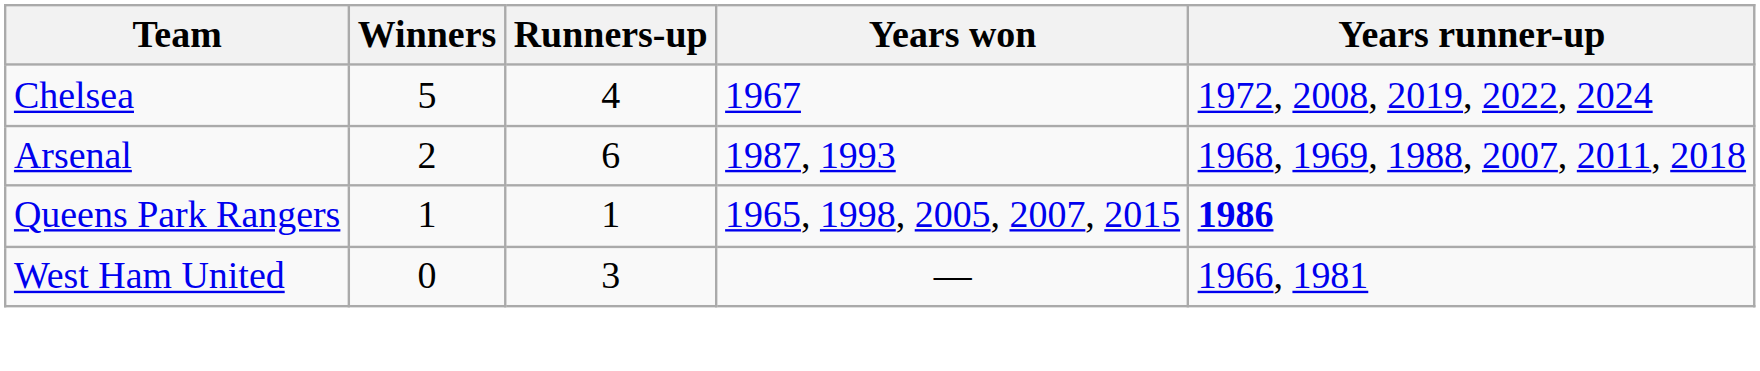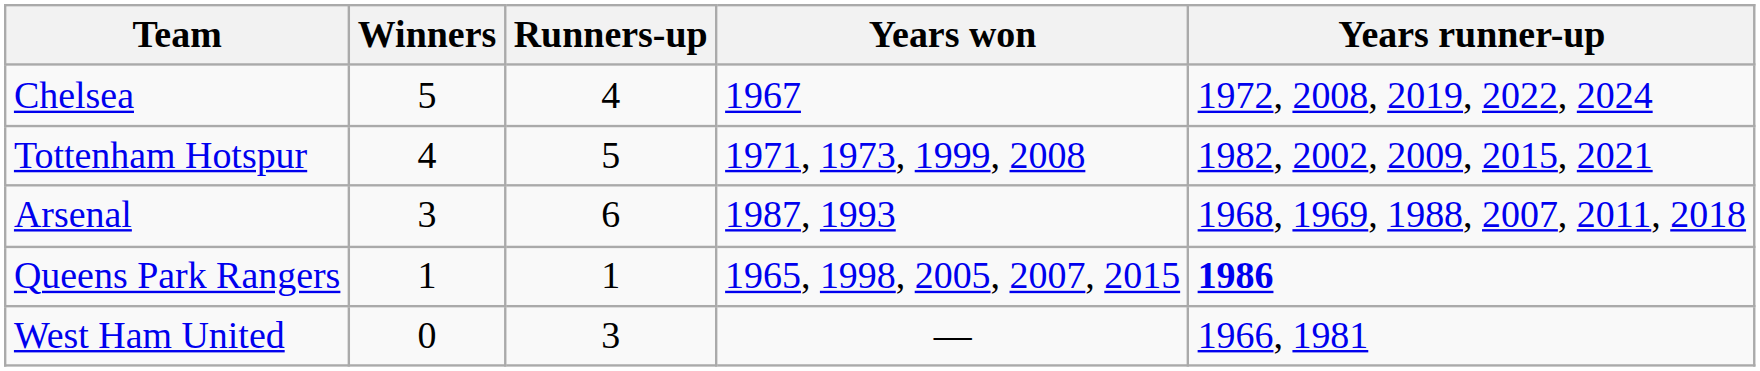+ row: (161, 154)
(427, 154) 2 -> (427, 214) 3
